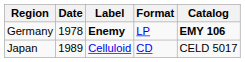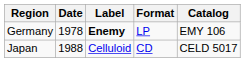(202, 31) bold -> (202, 31) normal
(71, 48) 1989 -> (71, 48) 1988
